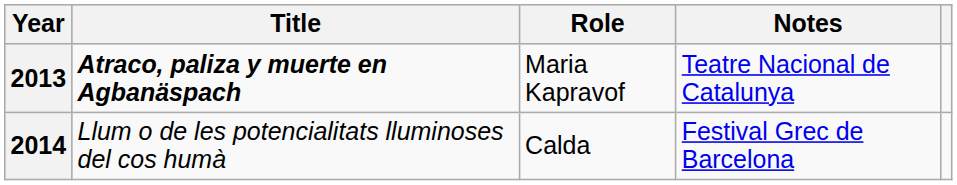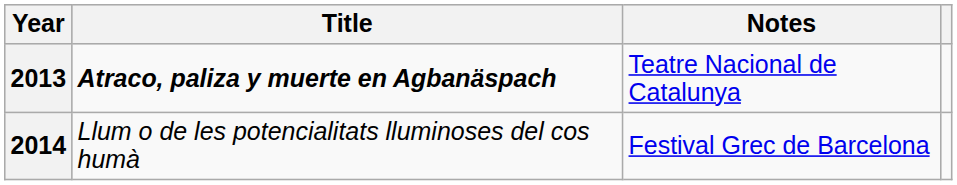- column: (598, 24)
